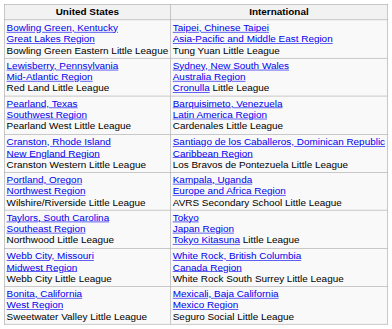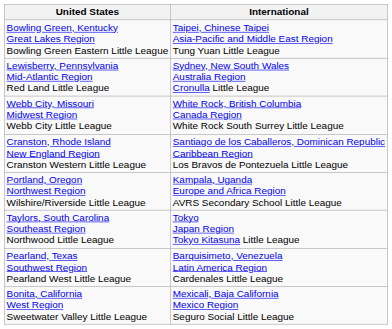rows swapped: (59, 267) <-> (69, 115)
